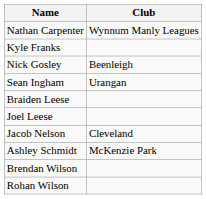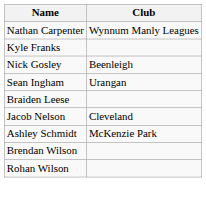- row: (30, 116)
